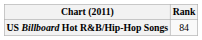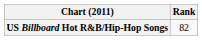(184, 27) 84 -> (184, 27) 82
